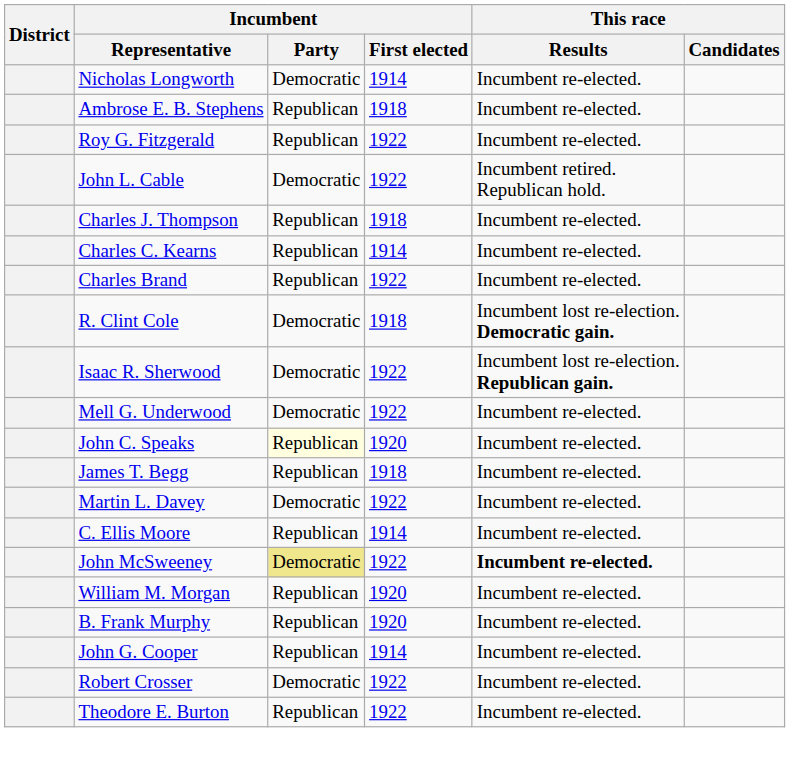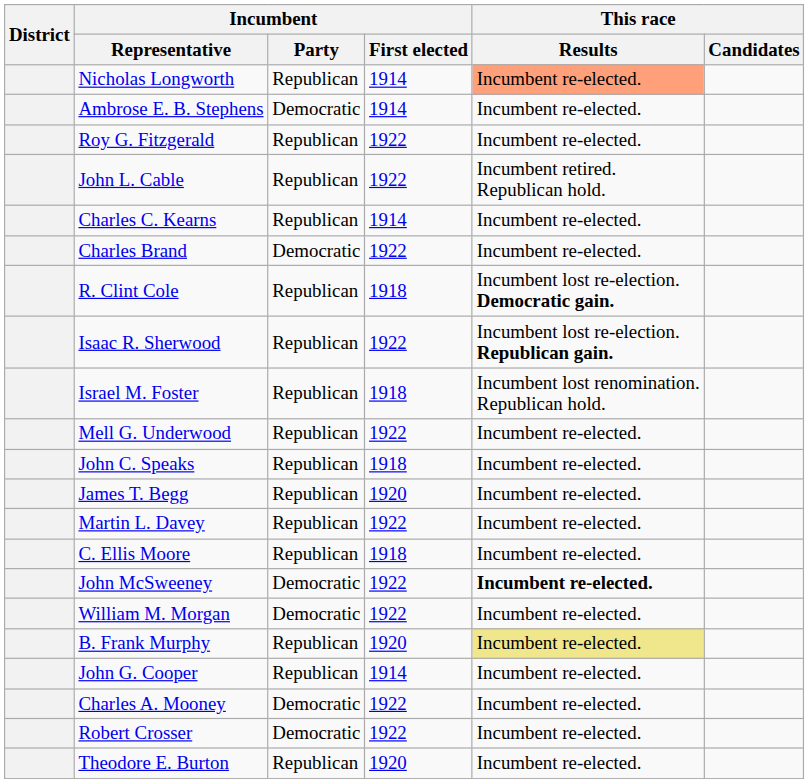(316, 79) Democratic -> (315, 79) Republican
(559, 79) no background -> (559, 79) lightsalmon background
(315, 109) Republican -> (316, 109) Democratic
(388, 109) 1918 -> (388, 109) 1914
(316, 179) Democratic -> (315, 179) Republican
- row: (158, 220)
(315, 280) Republican -> (316, 250) Democratic
(316, 320) Democratic -> (315, 290) Republican
(316, 371) Democratic -> (315, 342) Republican
+ row: (138, 393)
(316, 412) Democratic -> (315, 433) Republican
(315, 442) lightyellow background -> (315, 463) no background
(388, 442) 1920 -> (388, 463) 1918
(388, 472) 1918 -> (388, 493) 1920
(316, 502) Democratic -> (315, 523) Republican
(388, 532) 1914 -> (388, 553) 1918
(316, 562) khaki background -> (316, 583) no background
(315, 592) Republican -> (316, 613) Democratic
(388, 592) 1920 -> (388, 613) 1922
(559, 622) no background -> (559, 643) khaki background
+ row: (152, 703)
(388, 711) 1922 -> (388, 763) 1920
